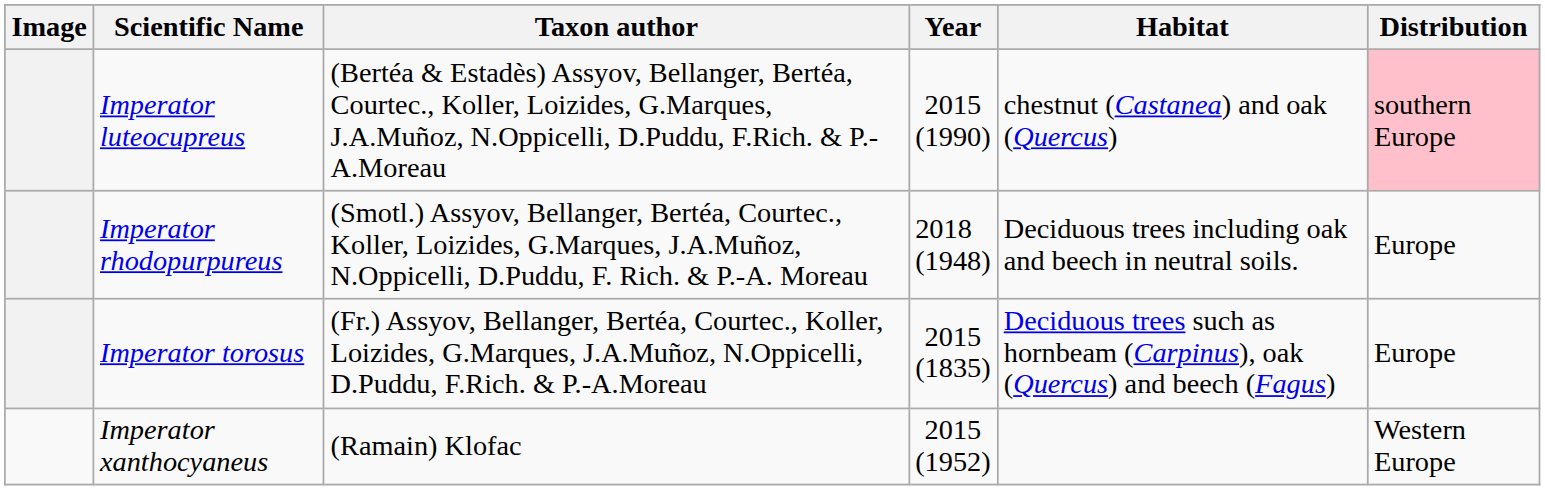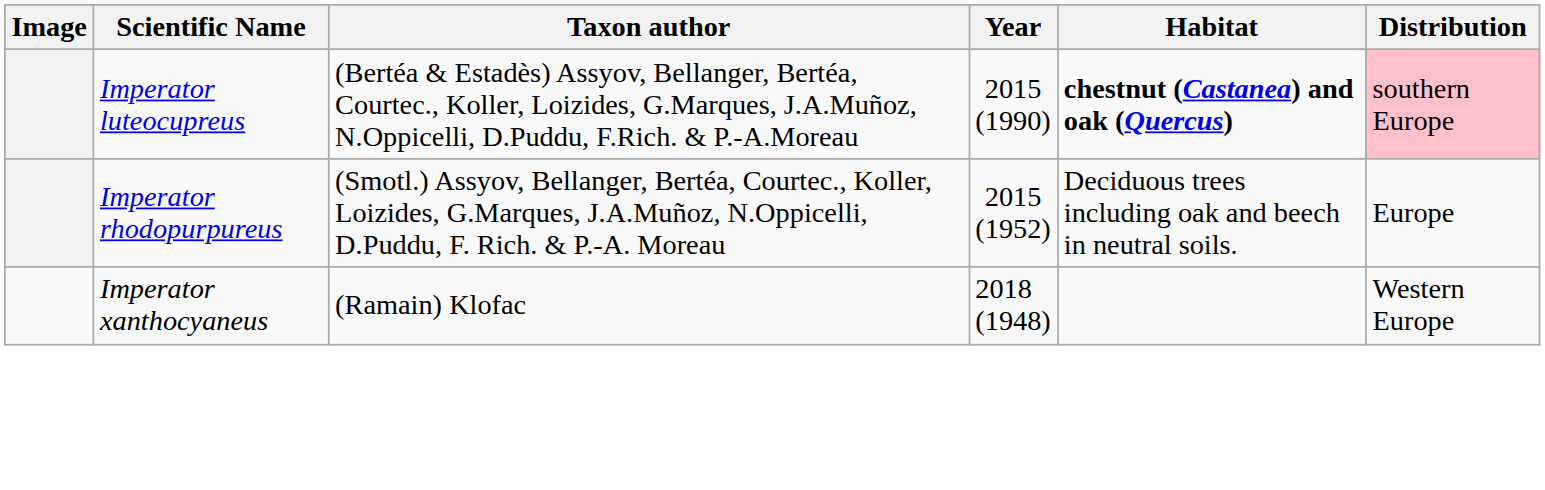(1165, 119) normal -> (1209, 103) bold
(953, 244) 2018 (1948) -> (1013, 212) 2015 (1952)
- row: (202, 352)
(953, 445) 2015 (1952) -> (1013, 305) 2018 (1948)
